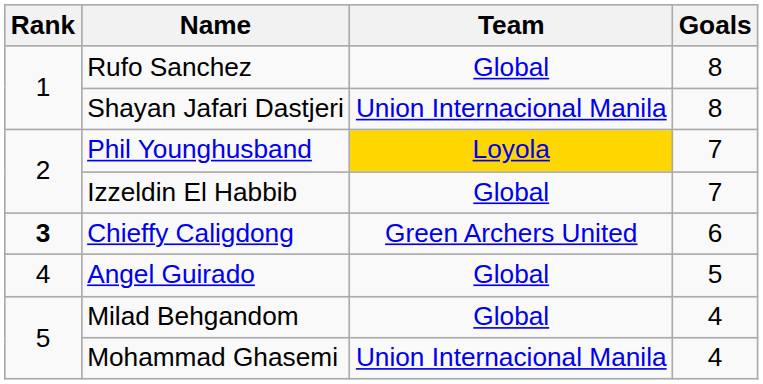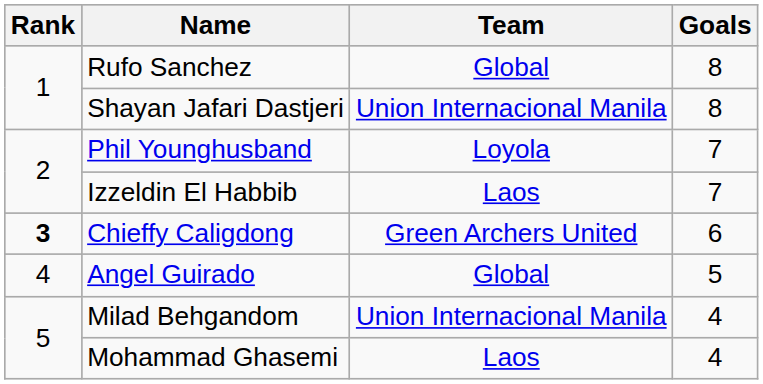(511, 150) gold background -> (511, 150) no background
(511, 191) Global -> (511, 191) Laos
(511, 316) Global -> (511, 316) Union Internacional Manila
(511, 358) Union Internacional Manila -> (511, 358) Laos
